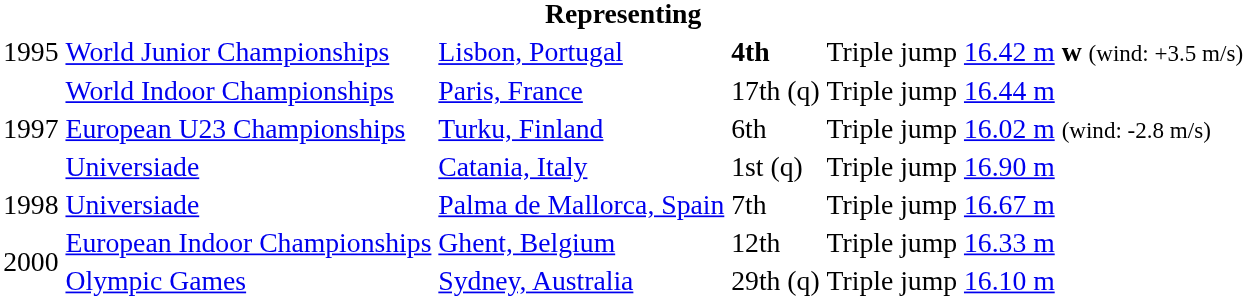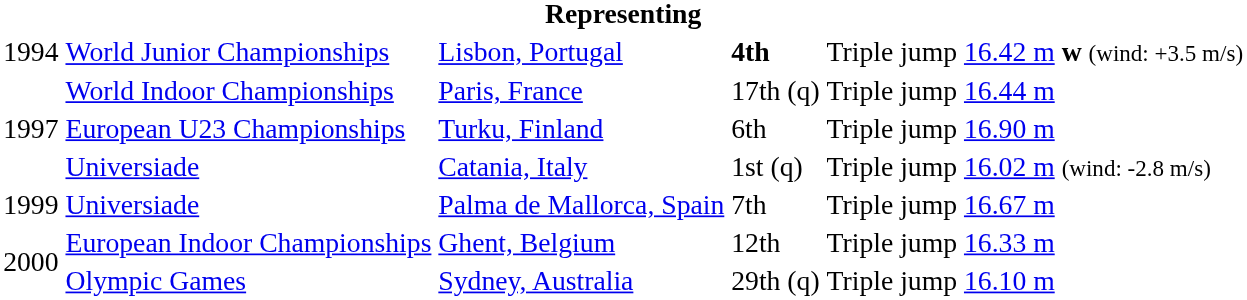(31, 52) 1995 -> (31, 52) 1994
(1087, 128) 16.02 m (wind: -2.8 m/s) -> (1009, 128) 16.90 m
(1009, 166) 16.90 m -> (1087, 166) 16.02 m (wind: -2.8 m/s)
(31, 204) 1998 -> (31, 204) 1999
